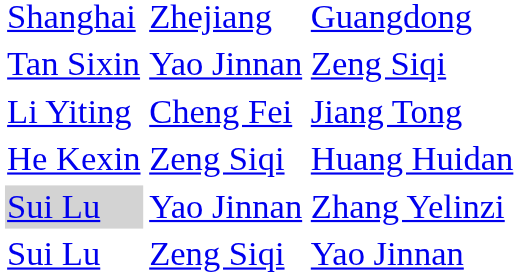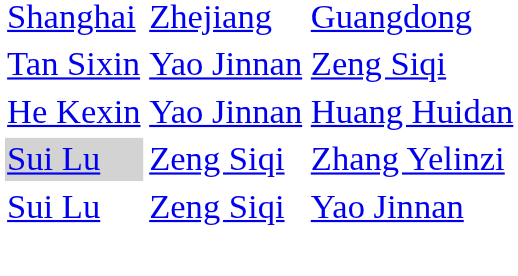- row: (387, 111)
(217, 158) Zeng Siqi -> (226, 111) Yao Jinnan
(226, 206) Yao Jinnan -> (217, 158) Zeng Siqi
